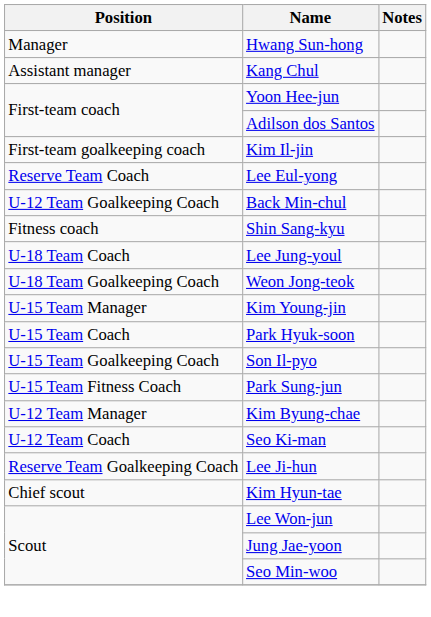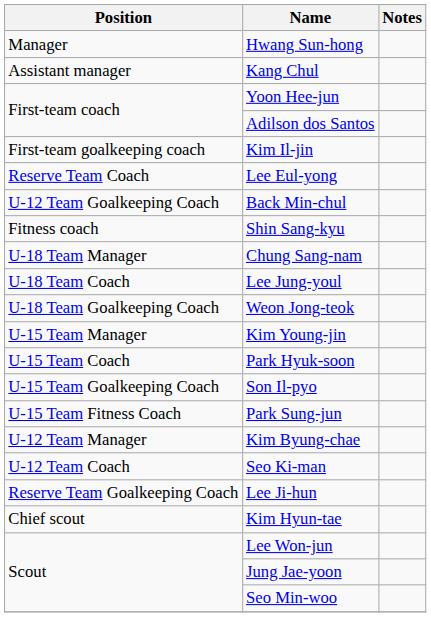+ row: (304, 255)
